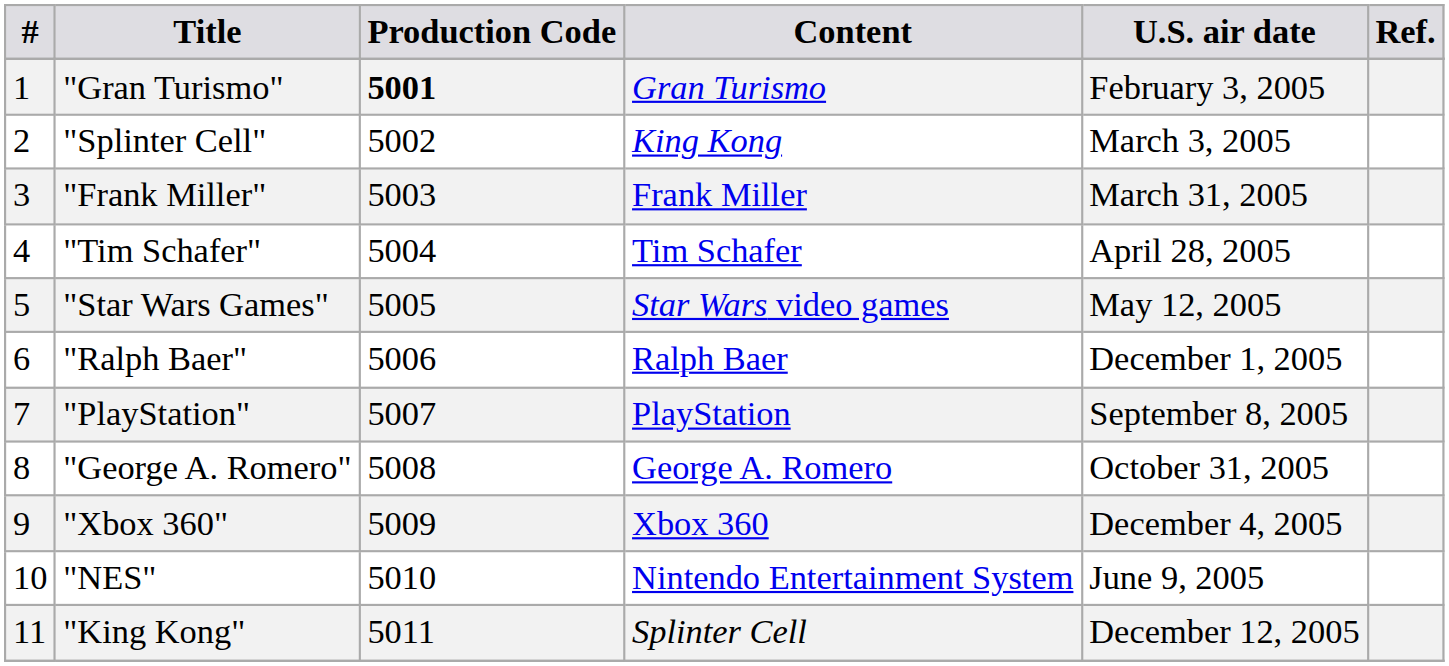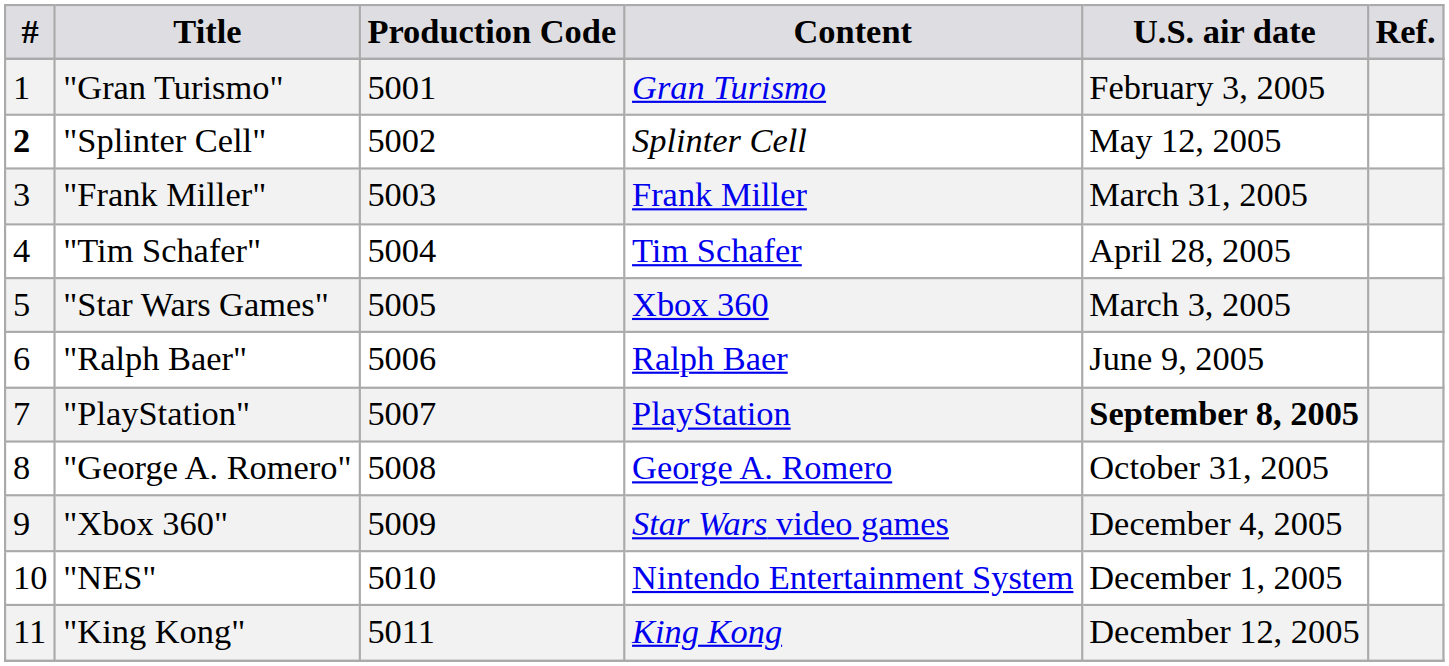(402, 86) bold -> (402, 86) normal
(22, 140) normal -> (22, 140) bold
(707, 140) King Kong -> (719, 140) Splinter Cell
(1190, 140) March 3, 2005 -> (1185, 140) May 12, 2005
(790, 304) Star Wars video games -> (700, 304) Xbox 360
(1185, 304) May 12, 2005 -> (1190, 304) March 3, 2005
(1216, 359) December 1, 2005 -> (1177, 359) June 9, 2005
(1219, 413) normal -> (1224, 413) bold
(700, 522) Xbox 360 -> (790, 522) Star Wars video games
(1177, 577) June 9, 2005 -> (1216, 577) December 1, 2005
(719, 631) Splinter Cell -> (707, 631) King Kong
